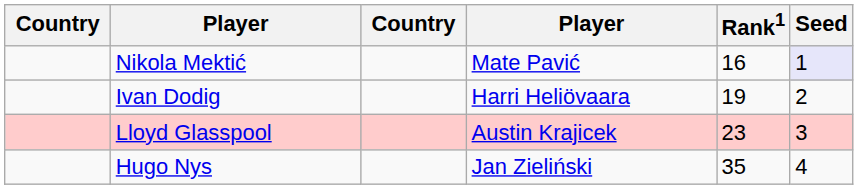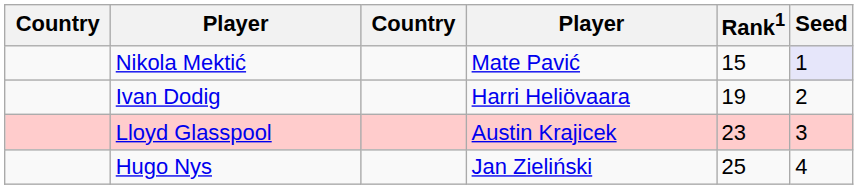(734, 62) 16 -> (734, 62) 15
(734, 166) 35 -> (734, 166) 25
